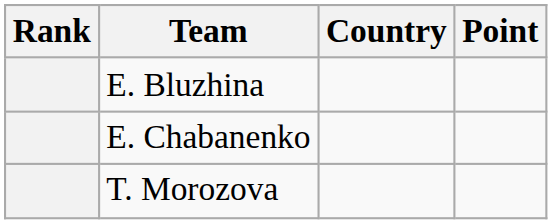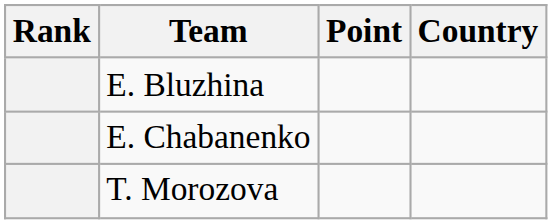columns swapped: (386, 31) <-> (500, 31)
